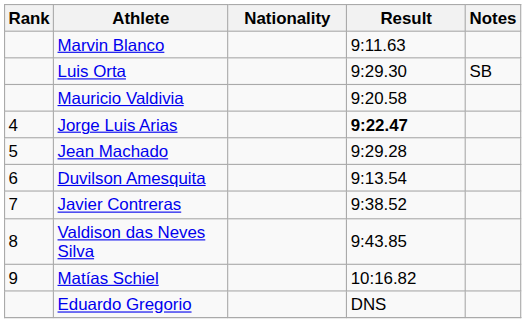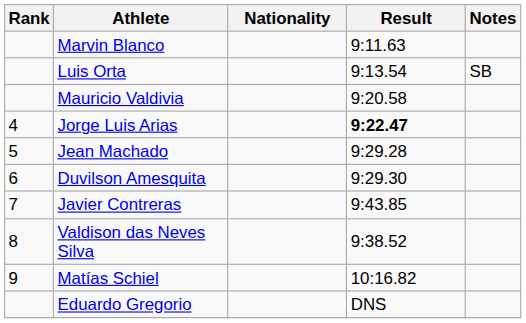(379, 72) 9:29.30 -> (379, 72) 9:13.54
(379, 178) 9:13.54 -> (379, 178) 9:29.30
(379, 205) 9:38.52 -> (379, 205) 9:43.85
(379, 241) 9:43.85 -> (379, 241) 9:38.52
